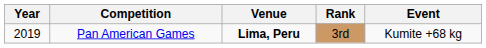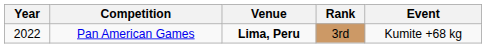(27, 33) 2019 -> (27, 33) 2022
